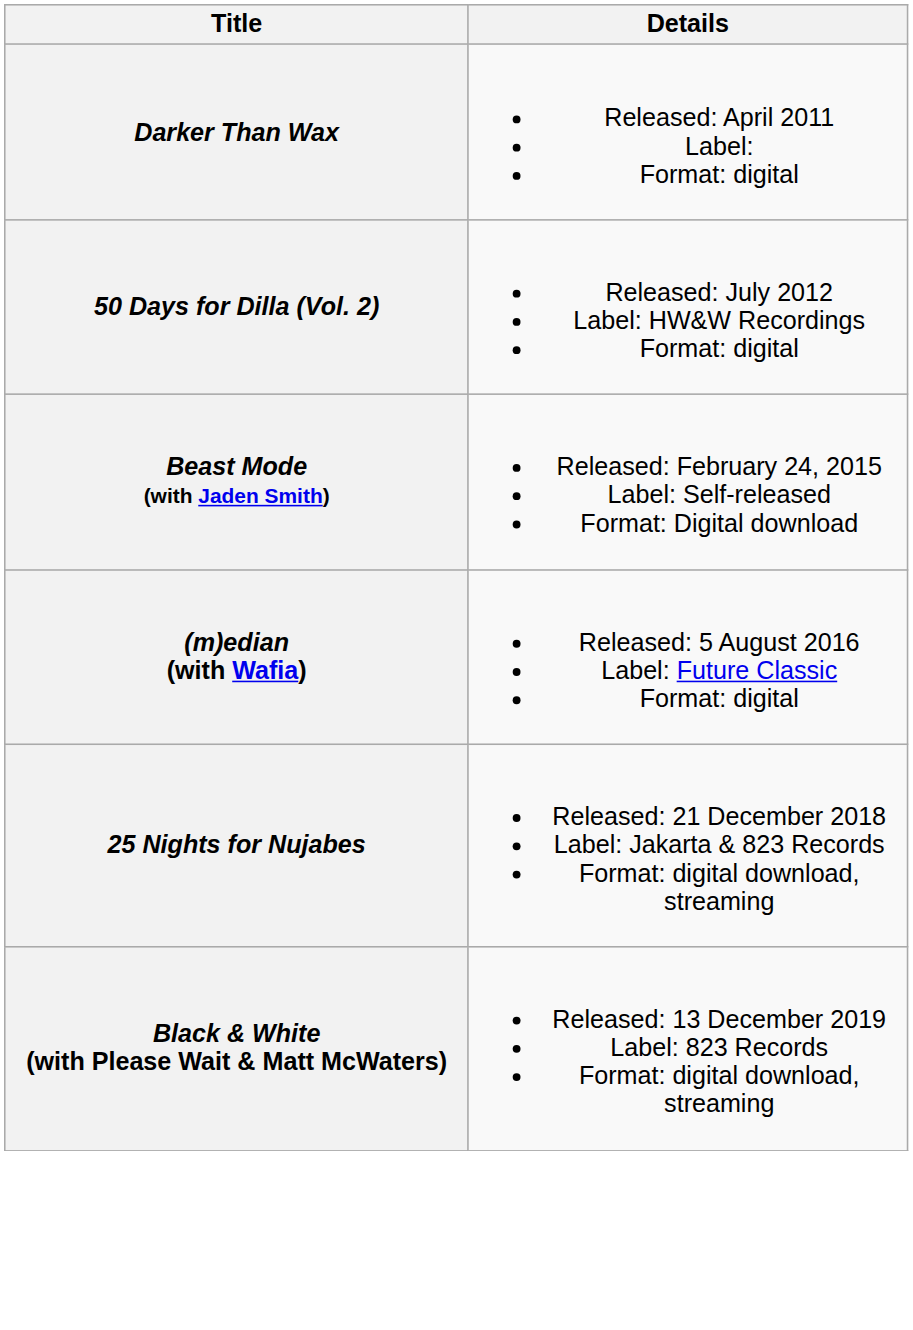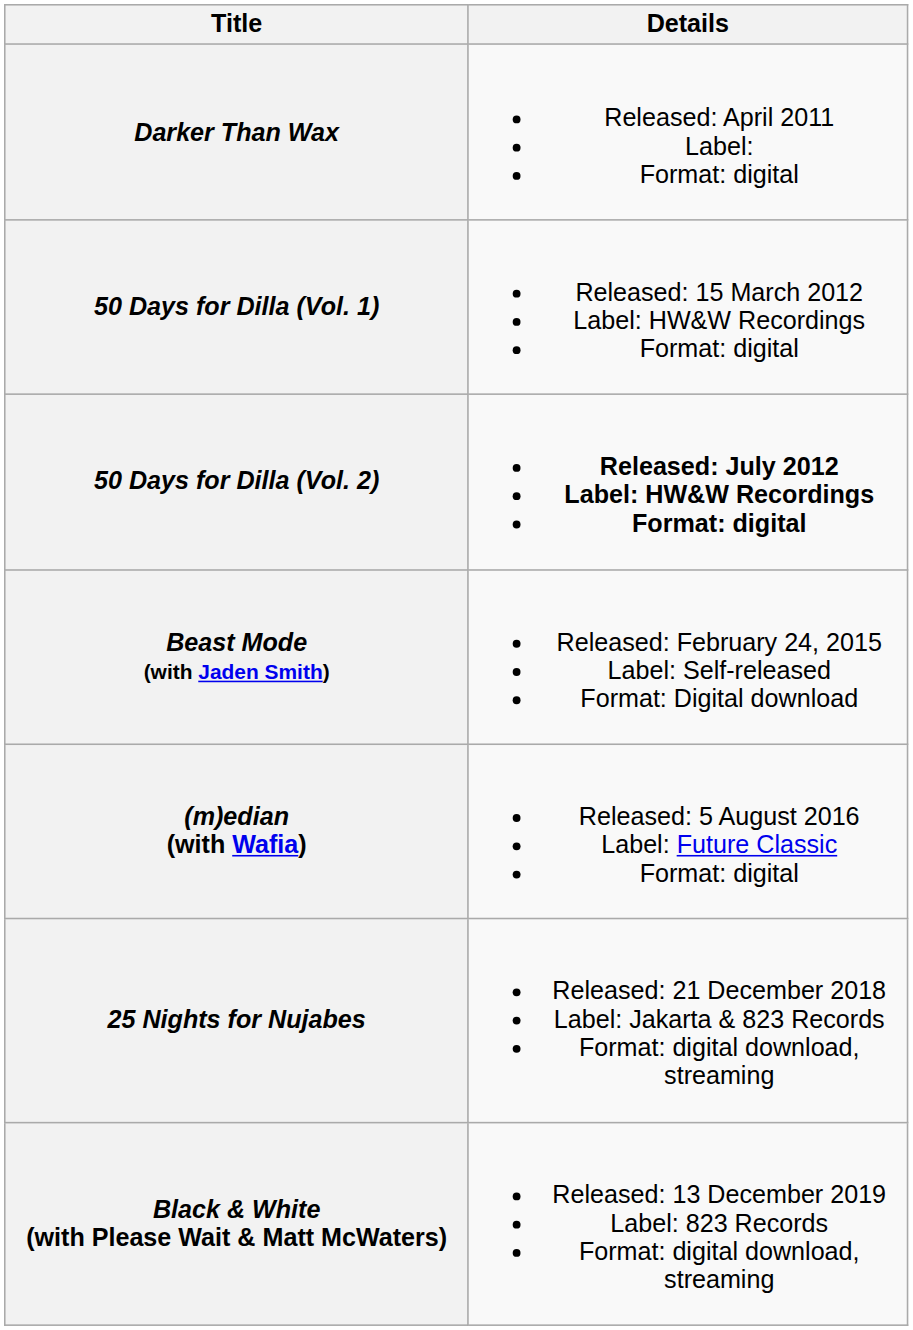+ row: (237, 306)
(688, 321) normal -> (688, 496) bold
